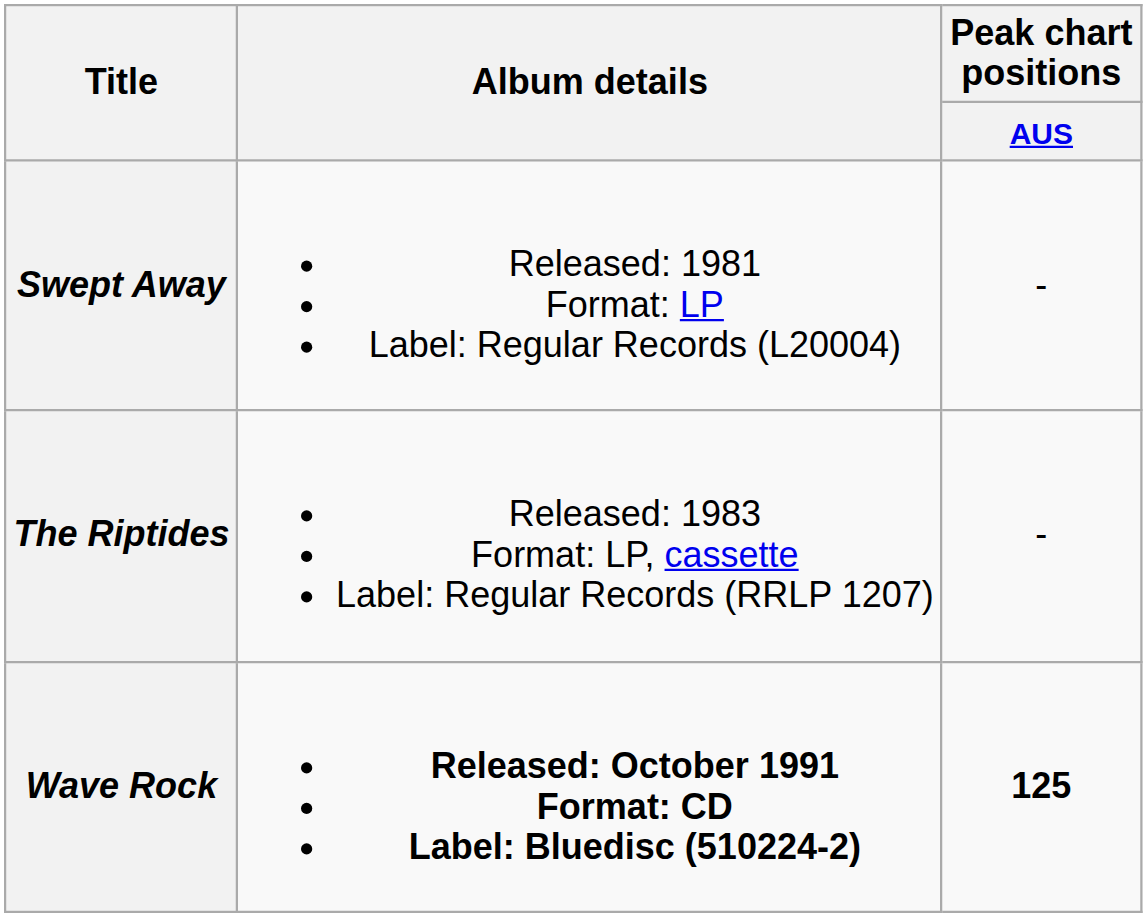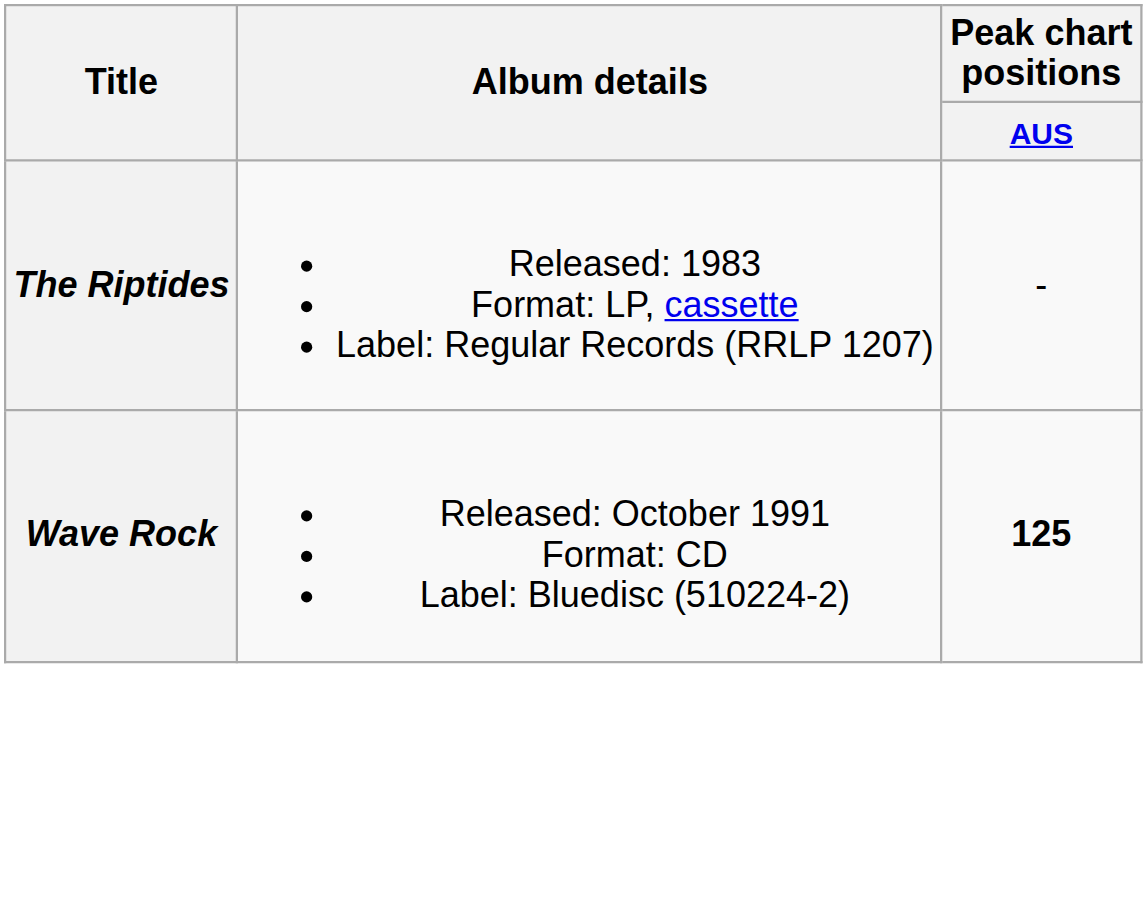- row: (121, 284)
(590, 807) bold -> (590, 556) normal
